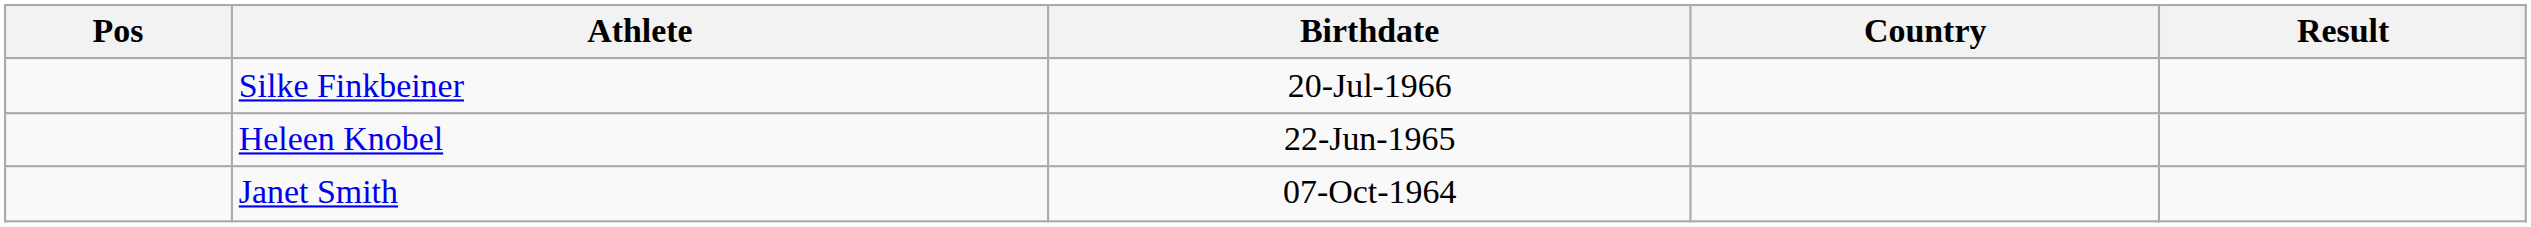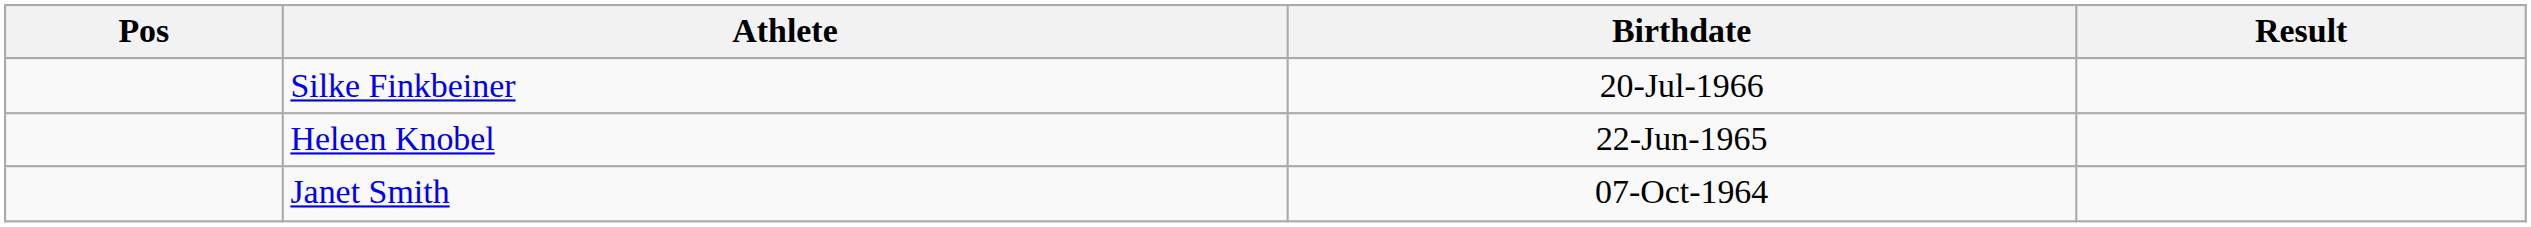- column: (1925, 31)
